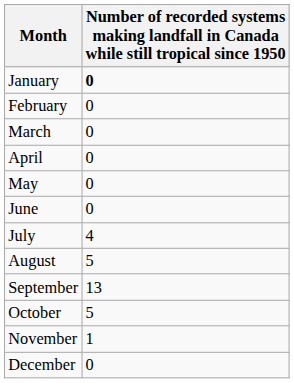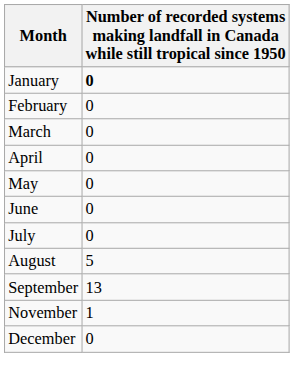(90, 235) 4 -> (90, 235) 0
- row: (35, 312)
